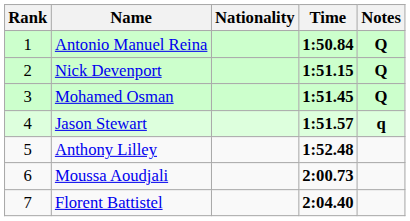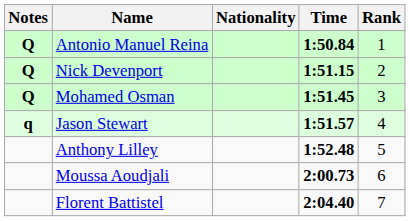columns swapped: (28, 17) <-> (381, 17)
